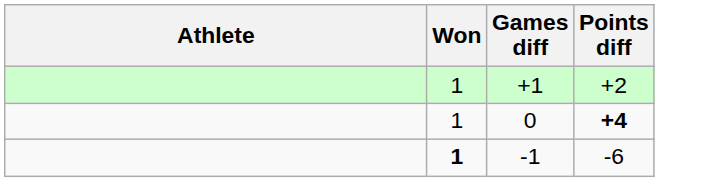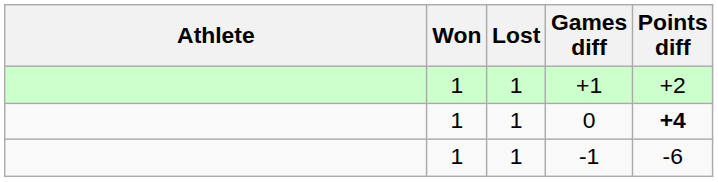+ column: (516, 35)
(457, 157) bold -> (457, 157) normal
